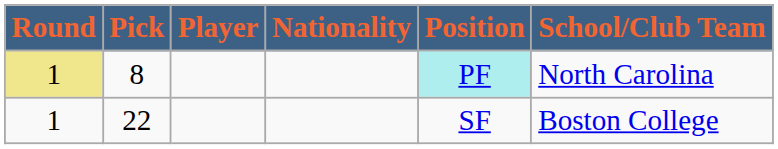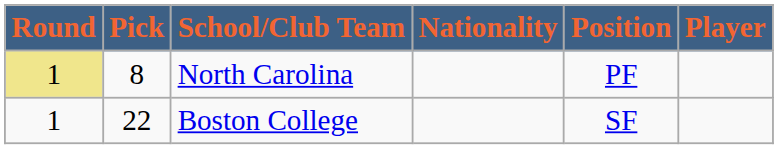columns swapped: (218, 27) <-> (652, 27)
(475, 73) paleturquoise background -> (621, 73) no background
